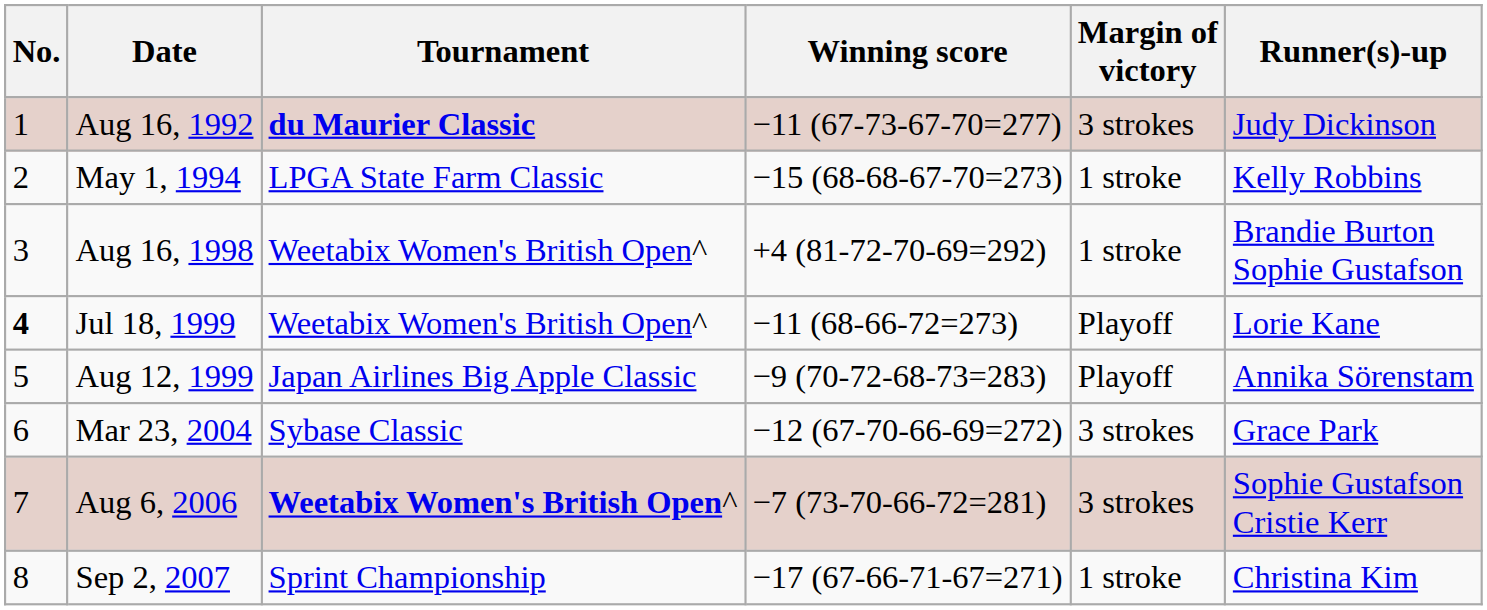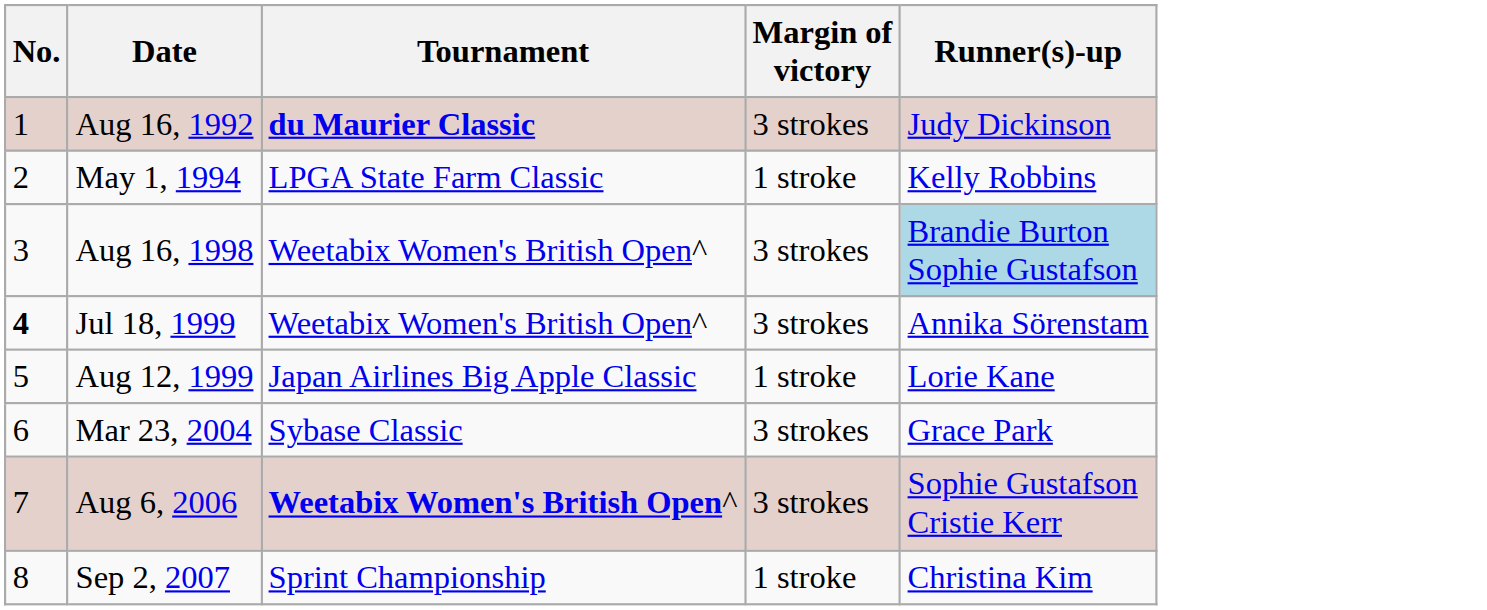- column: (908, 50)
(1130, 250) 1 stroke -> (811, 250) 3 strokes
(1348, 250) no background -> (1023, 250) lightblue background
(1125, 323) Playoff -> (811, 323) 3 strokes
(1306, 323) Lorie Kane -> (1028, 323) Annika Sörenstam
(1125, 376) Playoff -> (804, 376) 1 stroke
(1353, 376) Annika Sörenstam -> (981, 376) Lorie Kane
